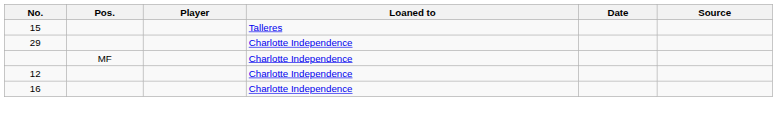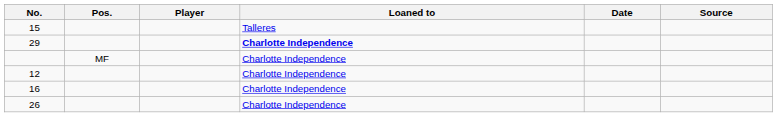(301, 43) normal -> (298, 43) bold
+ row: (34, 105)
